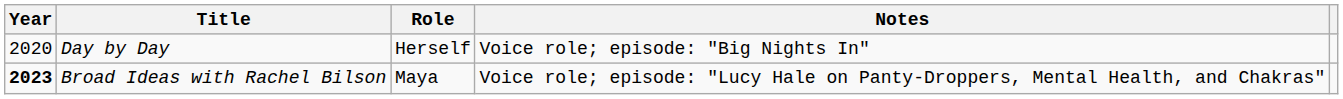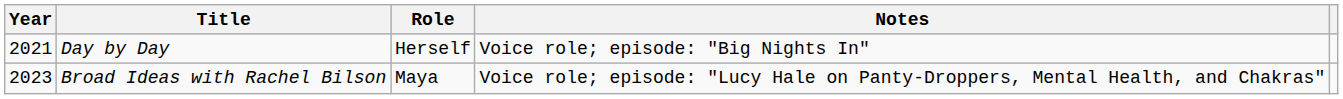(31, 49) 2020 -> (31, 49) 2021
(31, 78) bold -> (31, 78) normal
